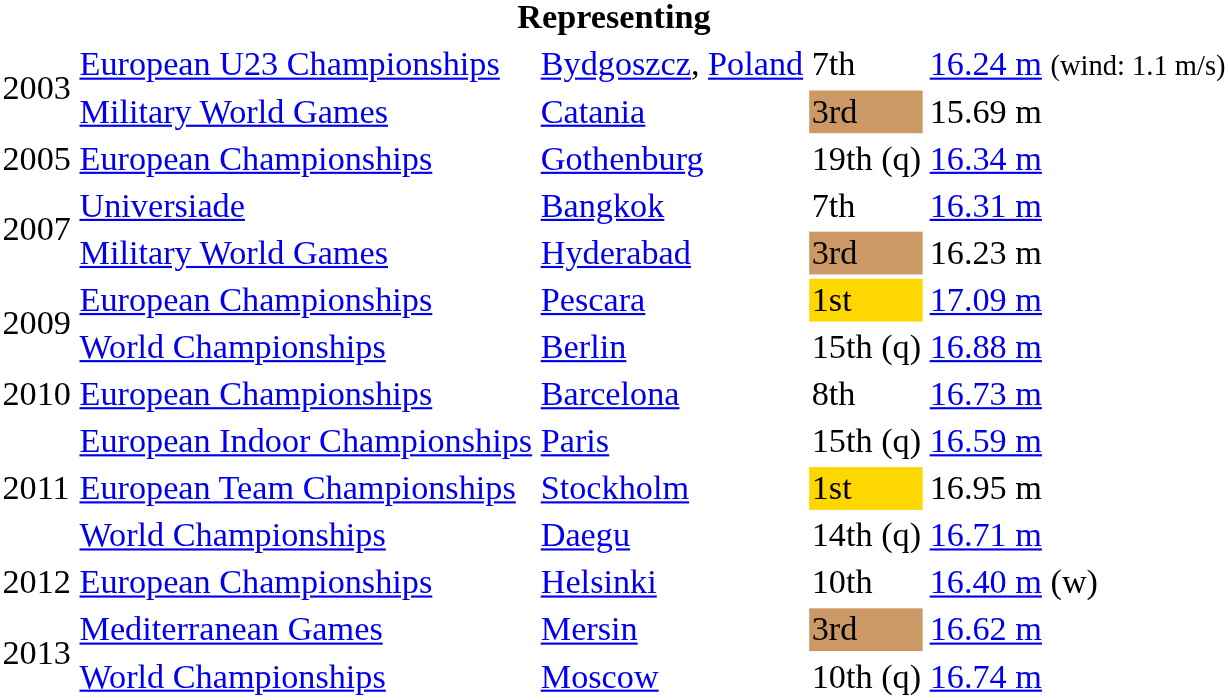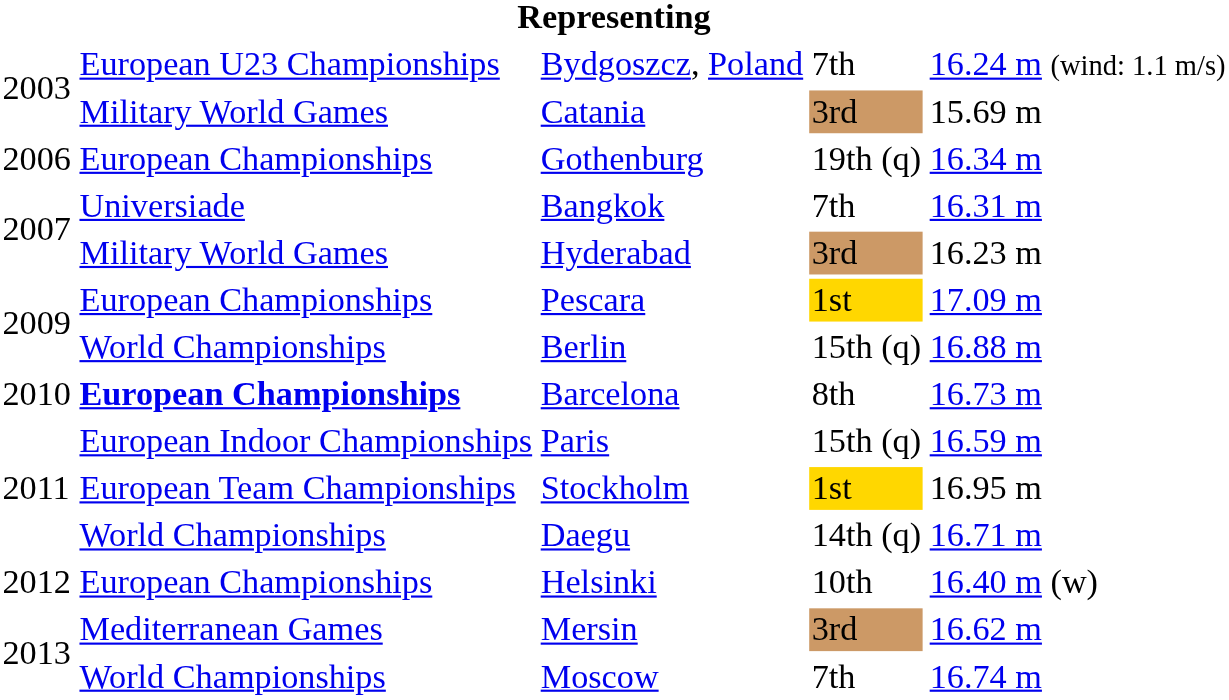(37, 158) 2005 -> (37, 158) 2006
(256, 393) normal -> (270, 393) bold
(866, 676) 10th (q) -> (834, 676) 7th
